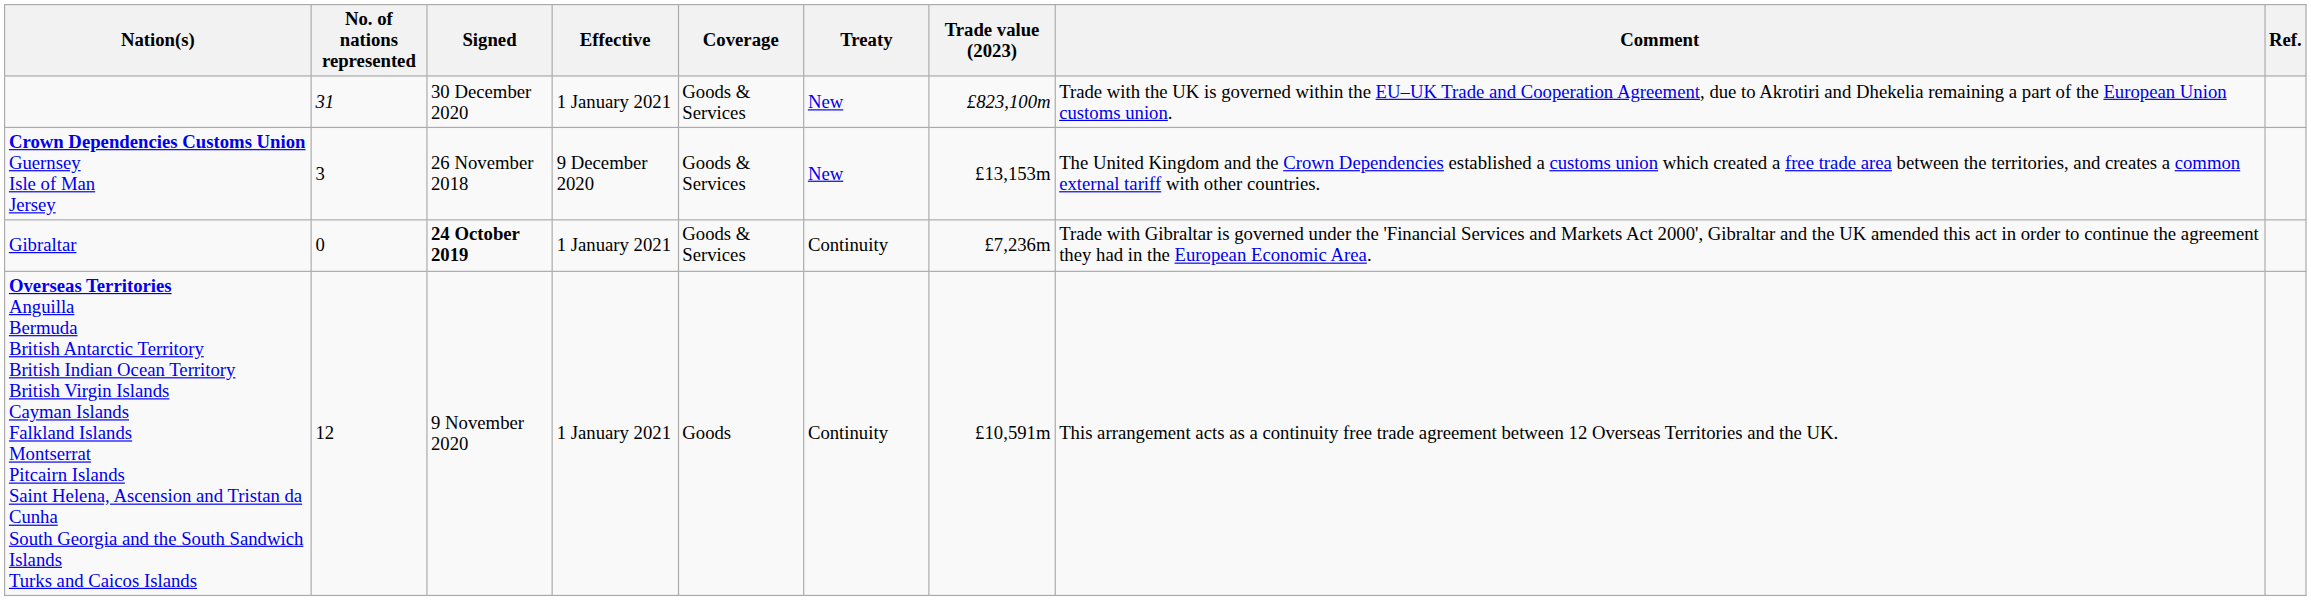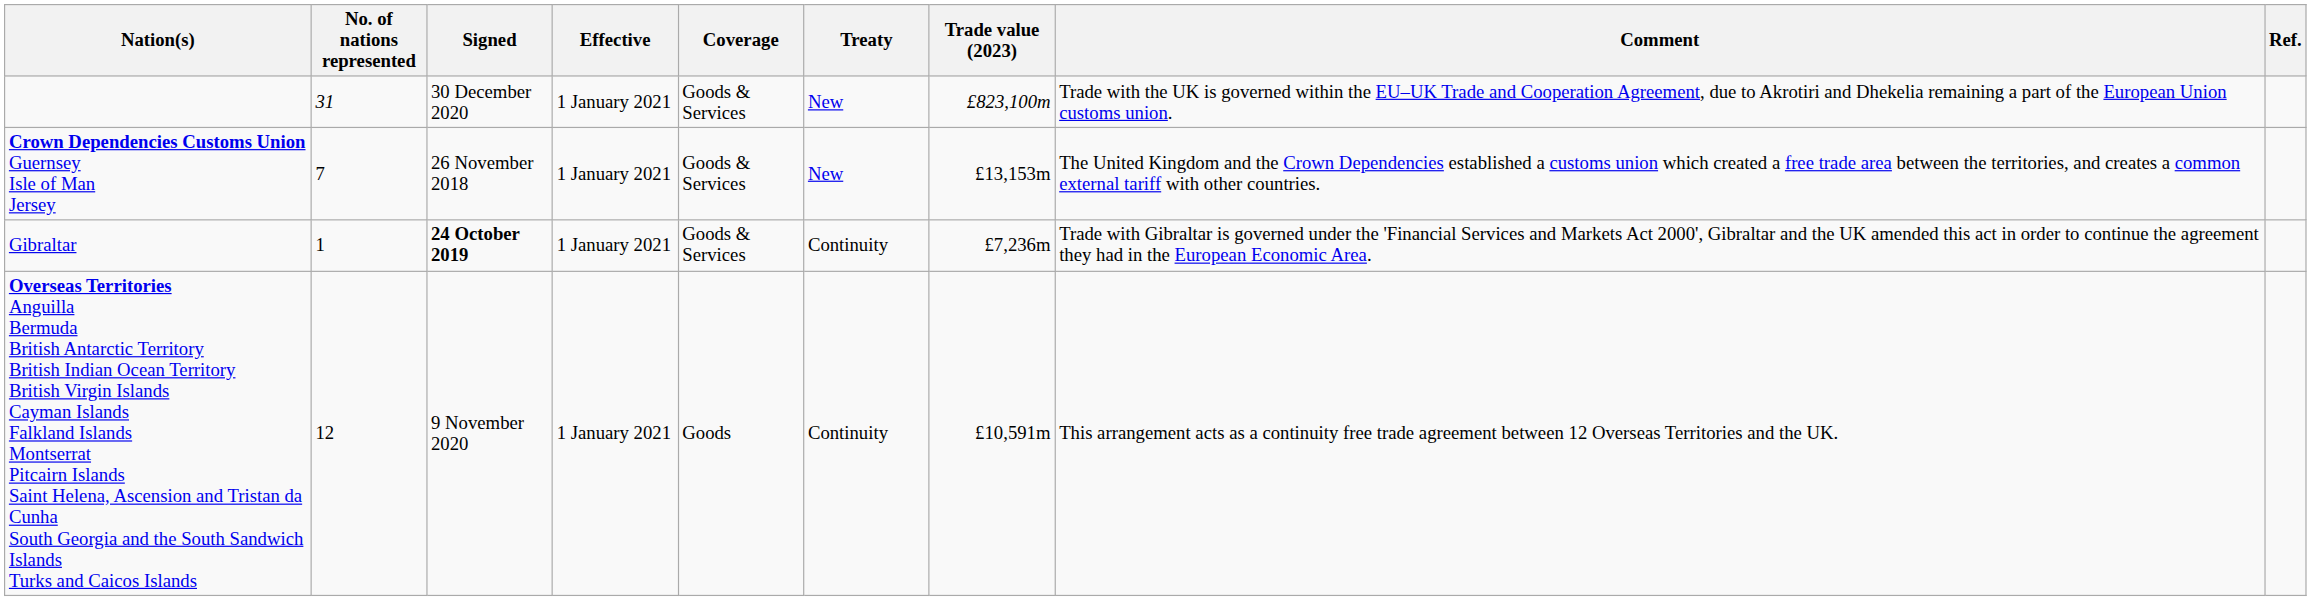(320, 173) 3 -> (320, 173) 7
(602, 173) 9 December 2020 -> (614, 173) 1 January 2021
(320, 245) 0 -> (320, 245) 1
